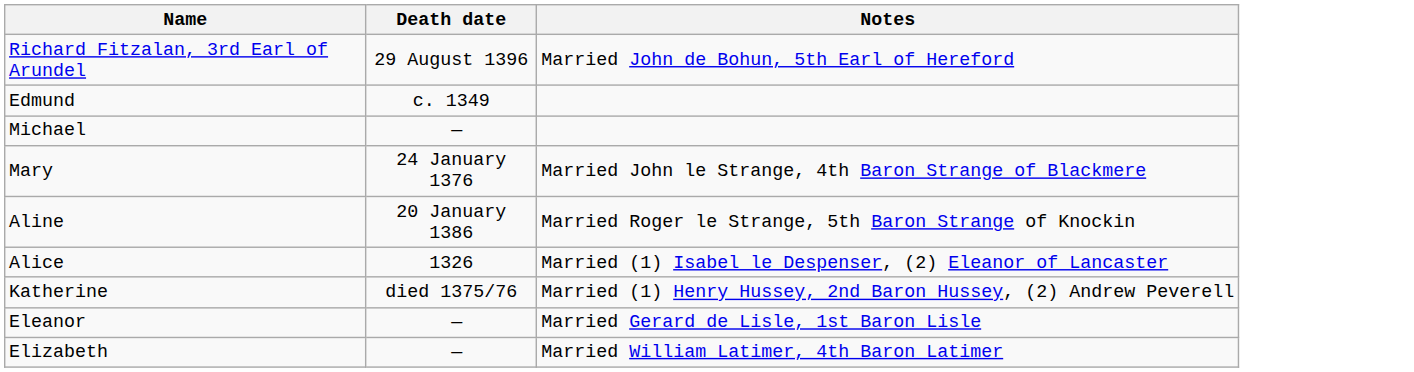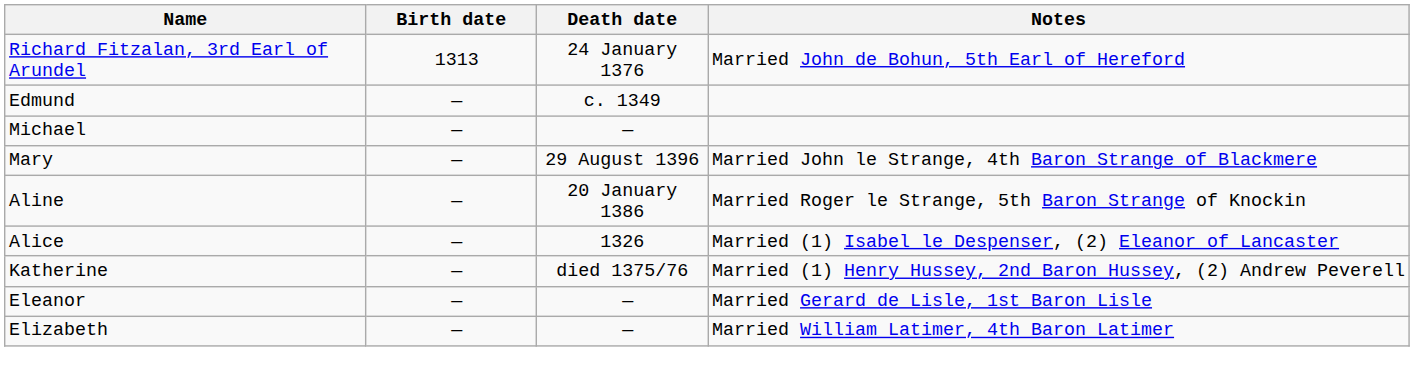+ column: (451, 20)
(451, 60) 29 August 1396 -> (622, 60) 24 January 1376
(451, 171) 24 January 1376 -> (622, 160) 29 August 1396
